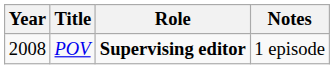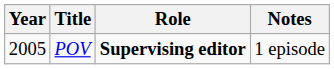(27, 48) 2008 -> (27, 48) 2005
